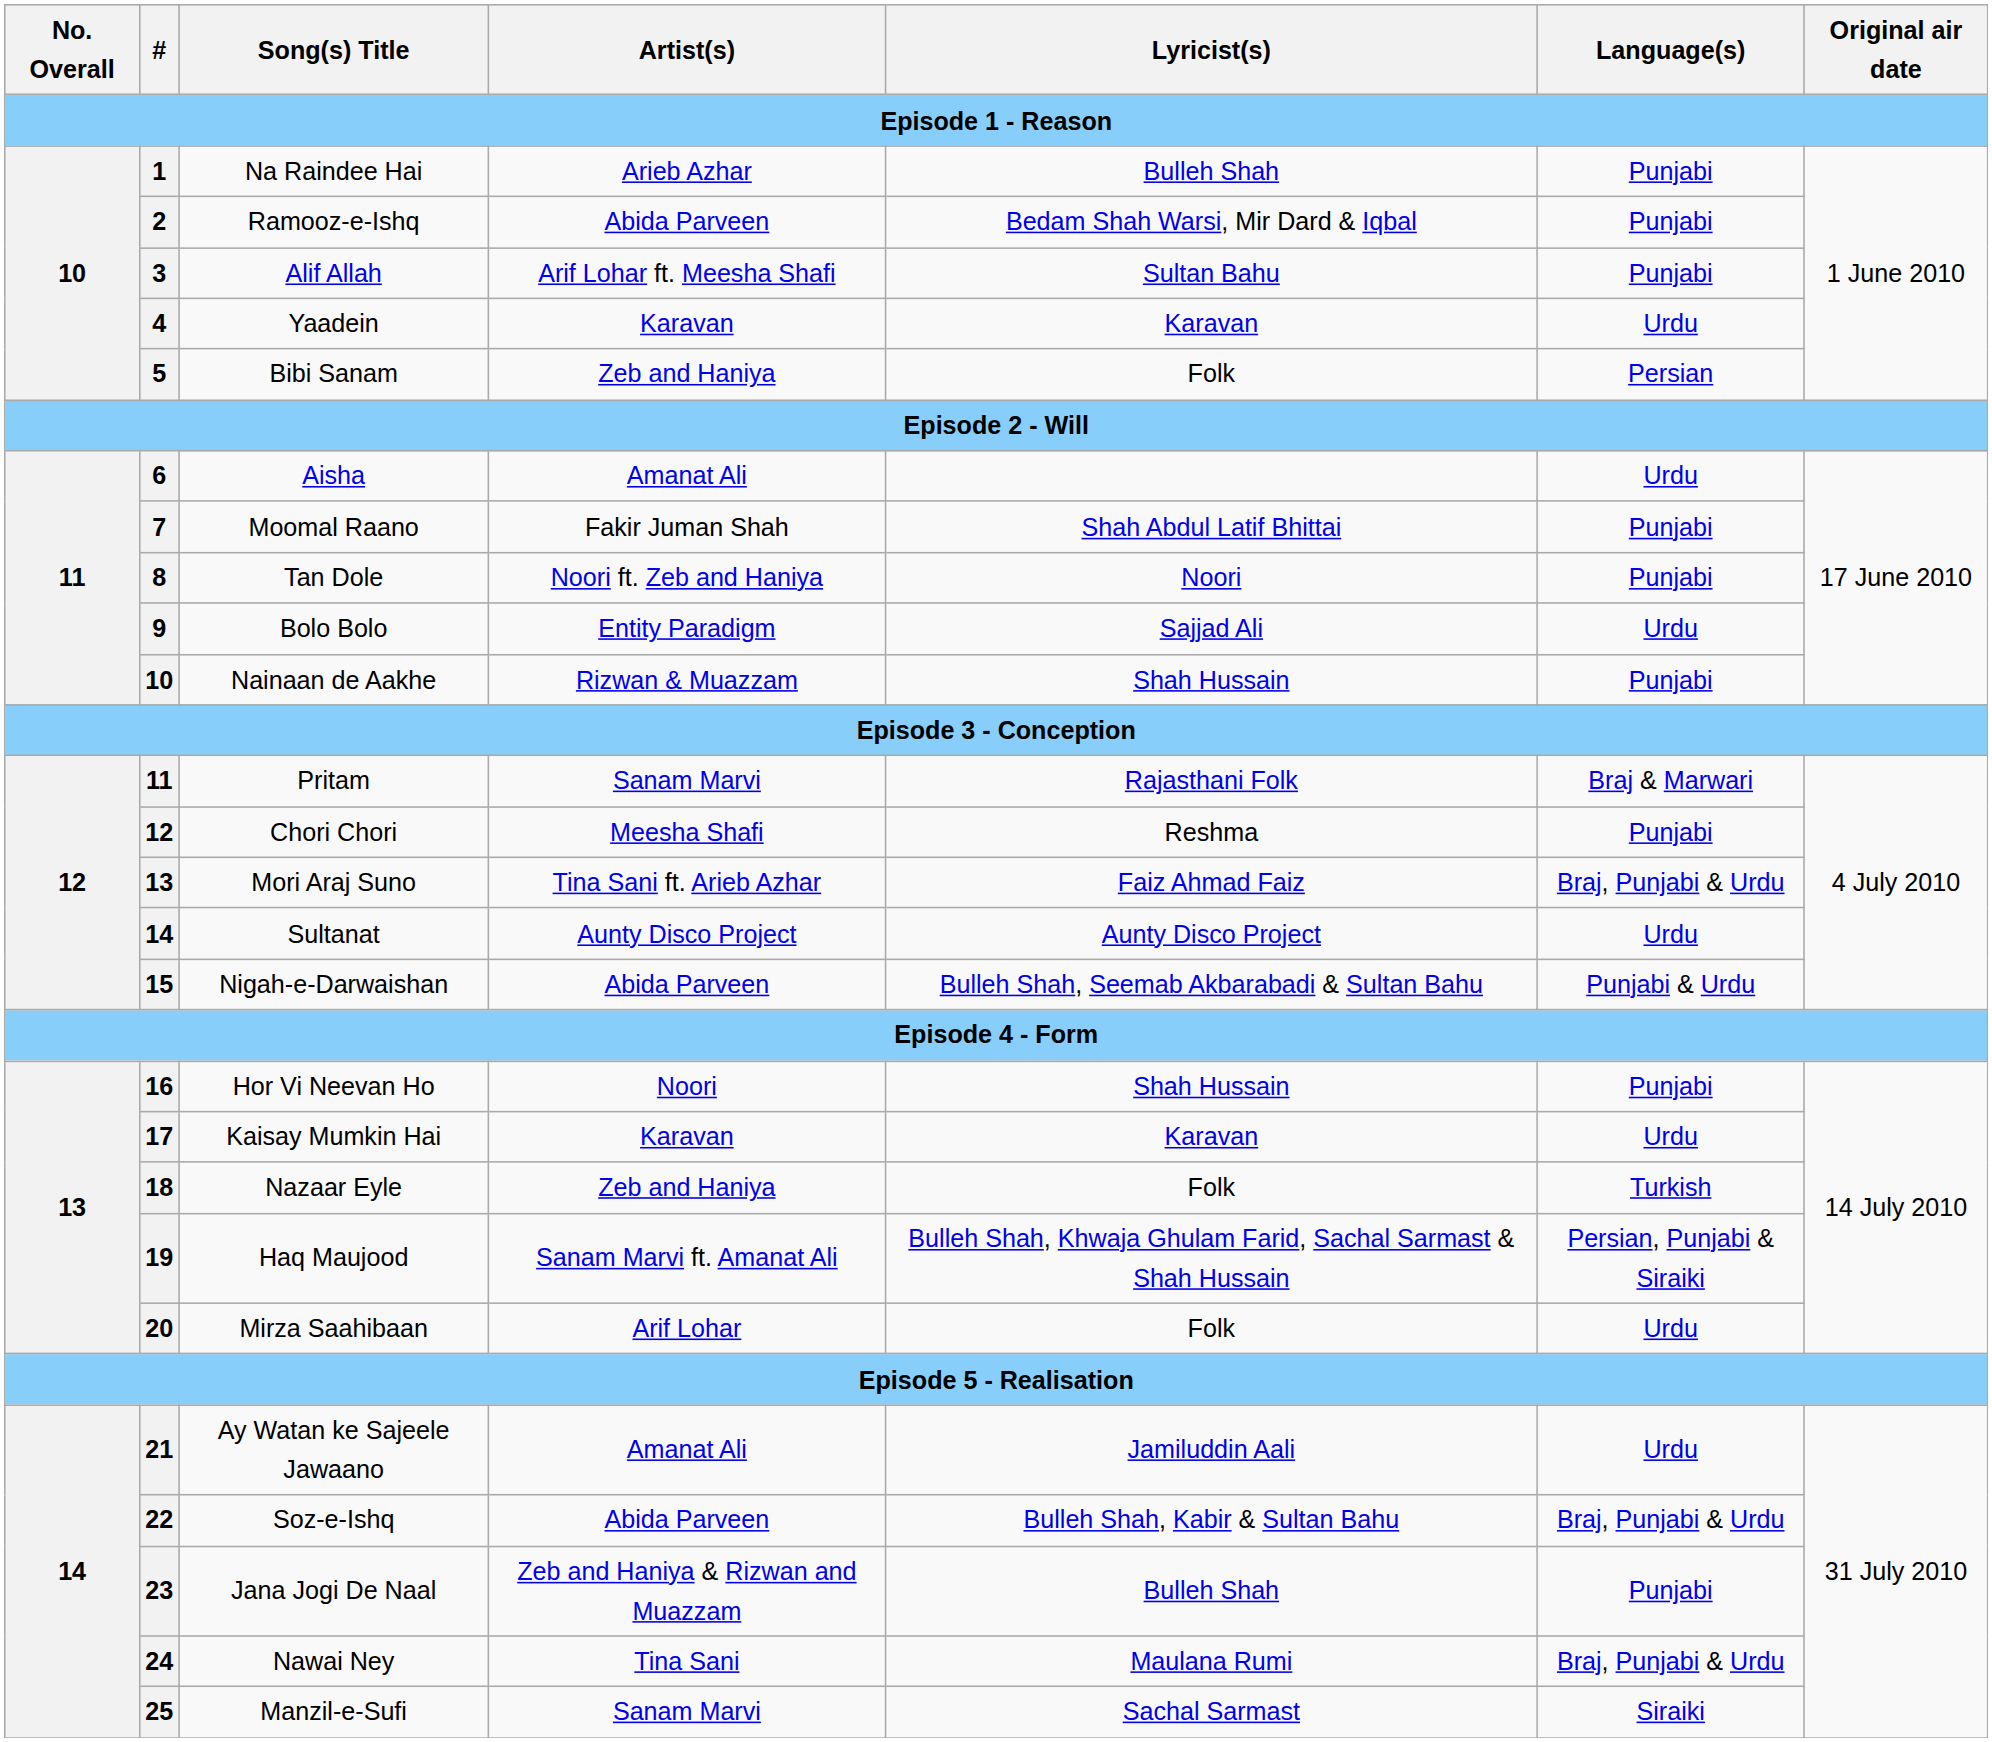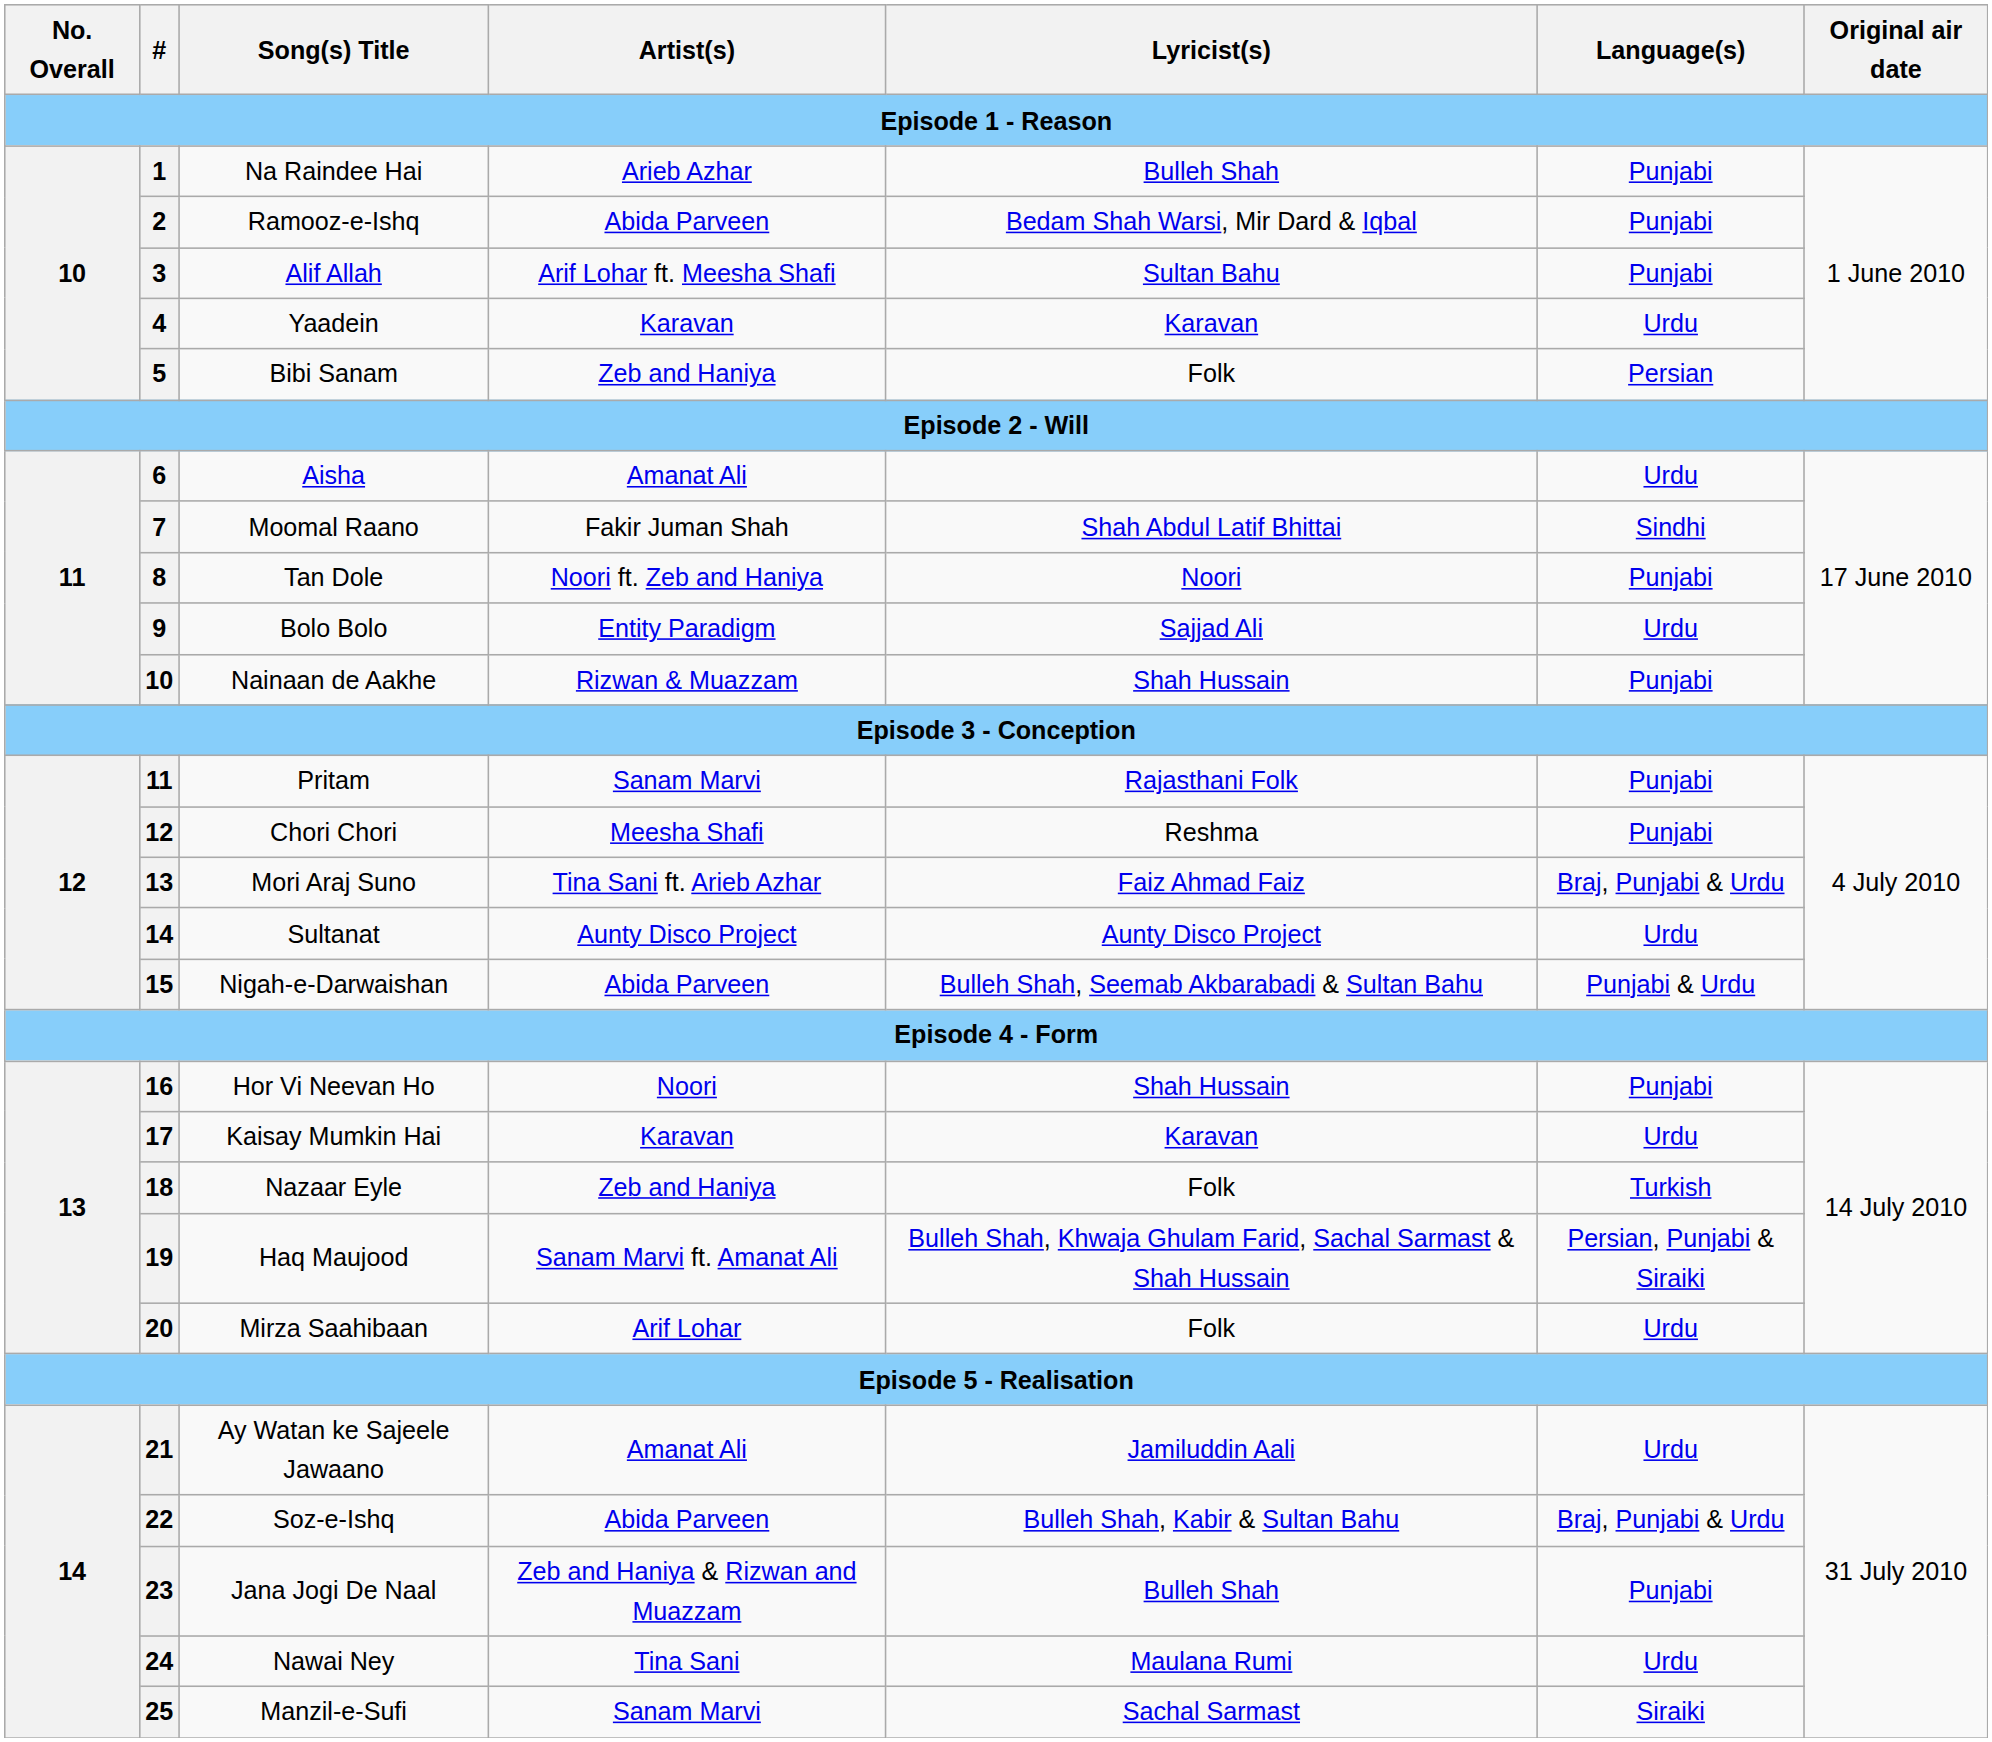(1671, 527) Punjabi -> (1671, 527) Sindhi
(1671, 781) Braj & Marwari -> (1671, 781) Punjabi
(1671, 1661) Braj, Punjabi & Urdu -> (1671, 1661) Urdu
